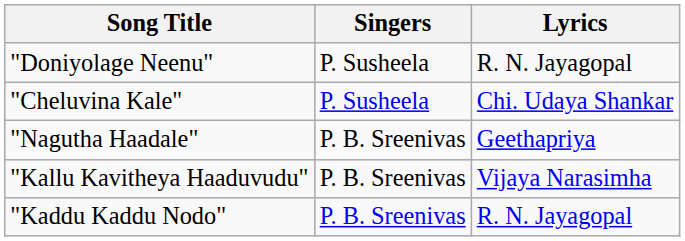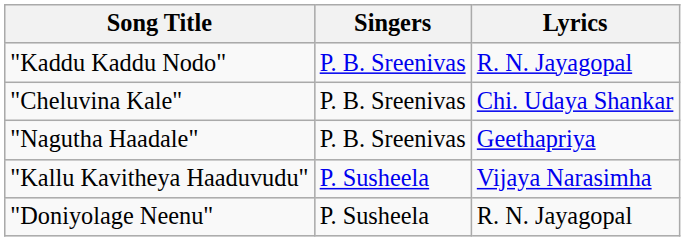rows swapped: (118, 216) <-> (112, 62)
(374, 100) P. Susheela -> (393, 100) P. B. Sreenivas
(393, 178) P. B. Sreenivas -> (374, 178) P. Susheela
